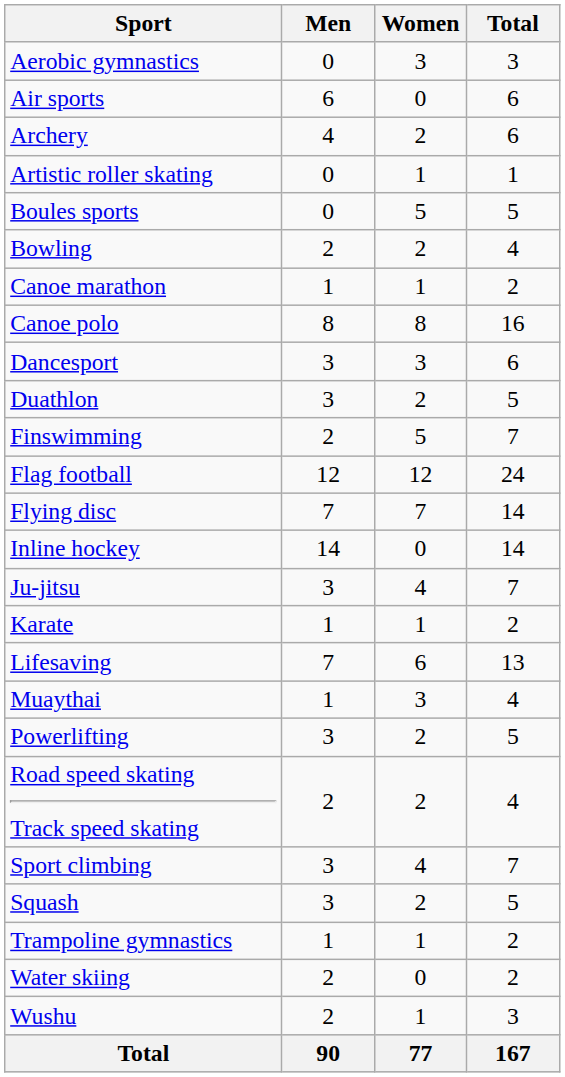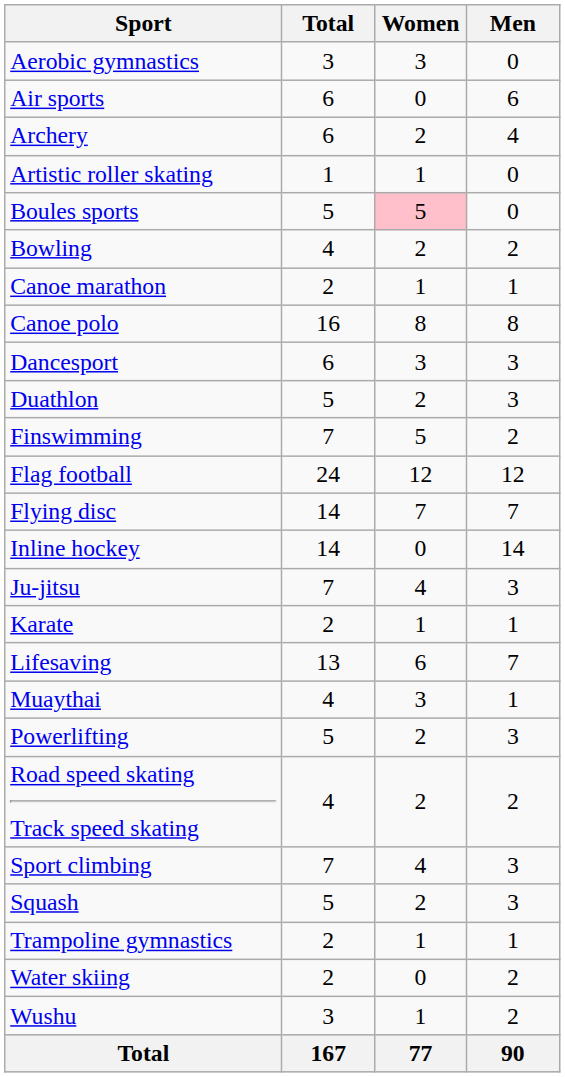columns swapped: (328, 23) <-> (513, 23)
(421, 211) no background -> (421, 211) pink background
